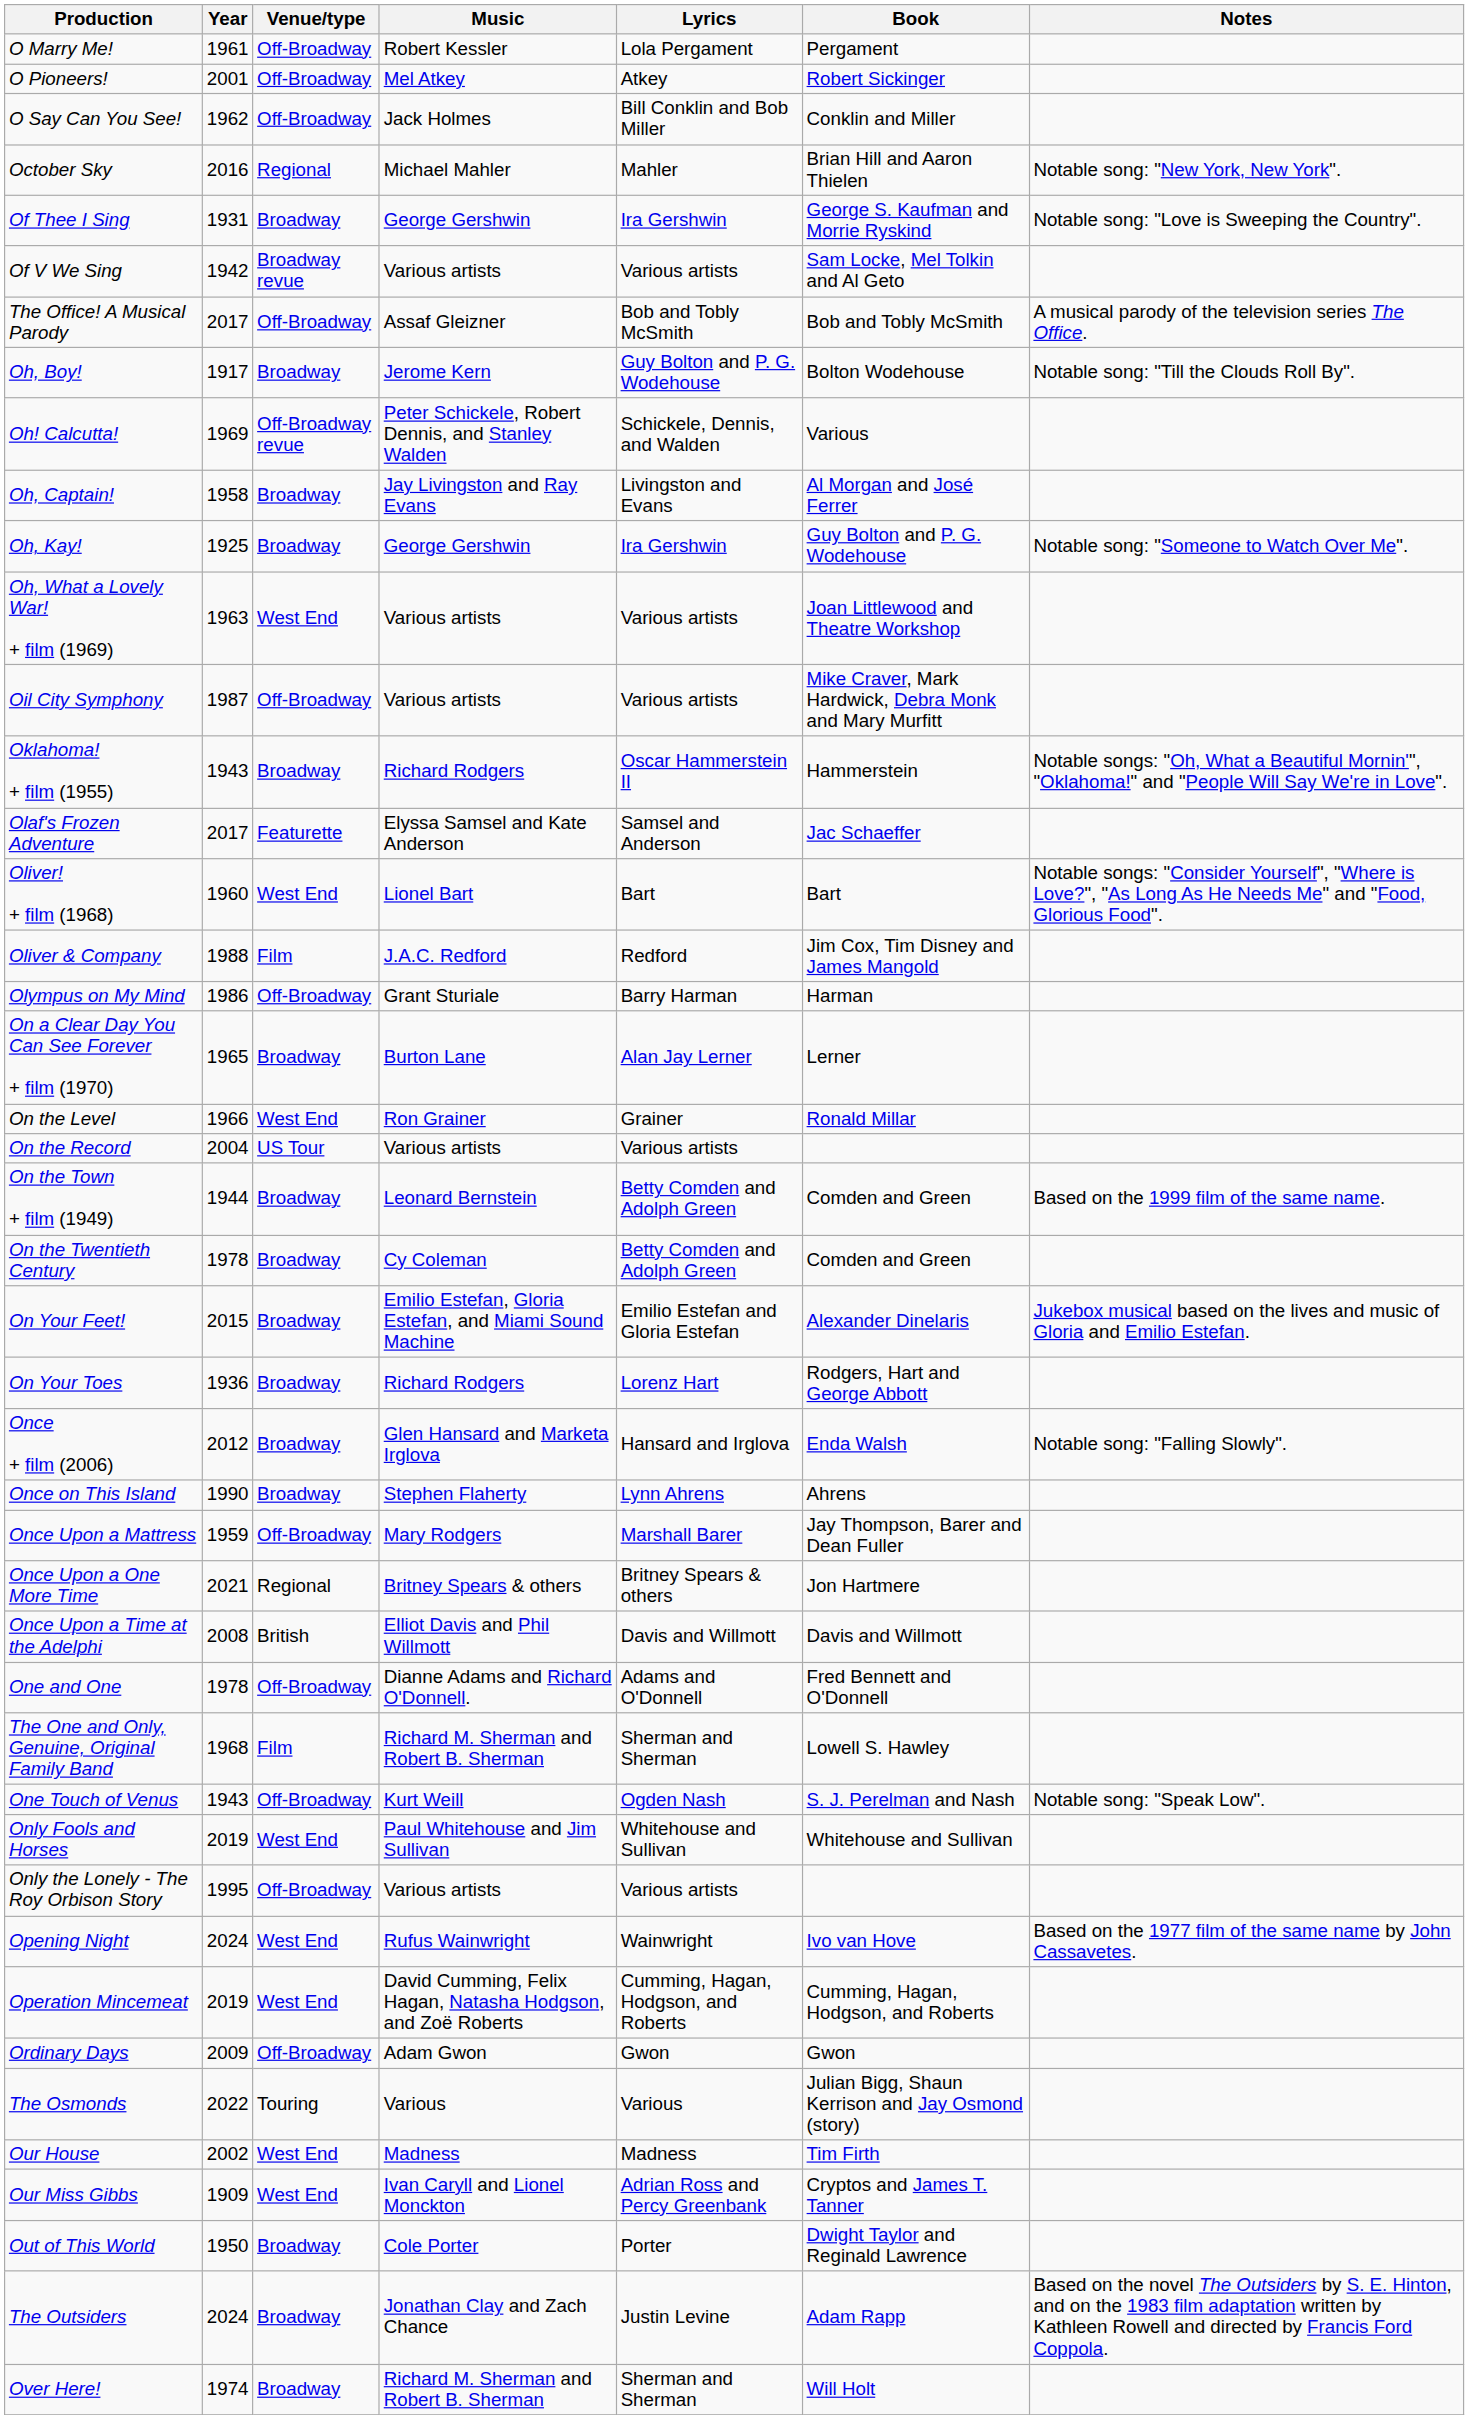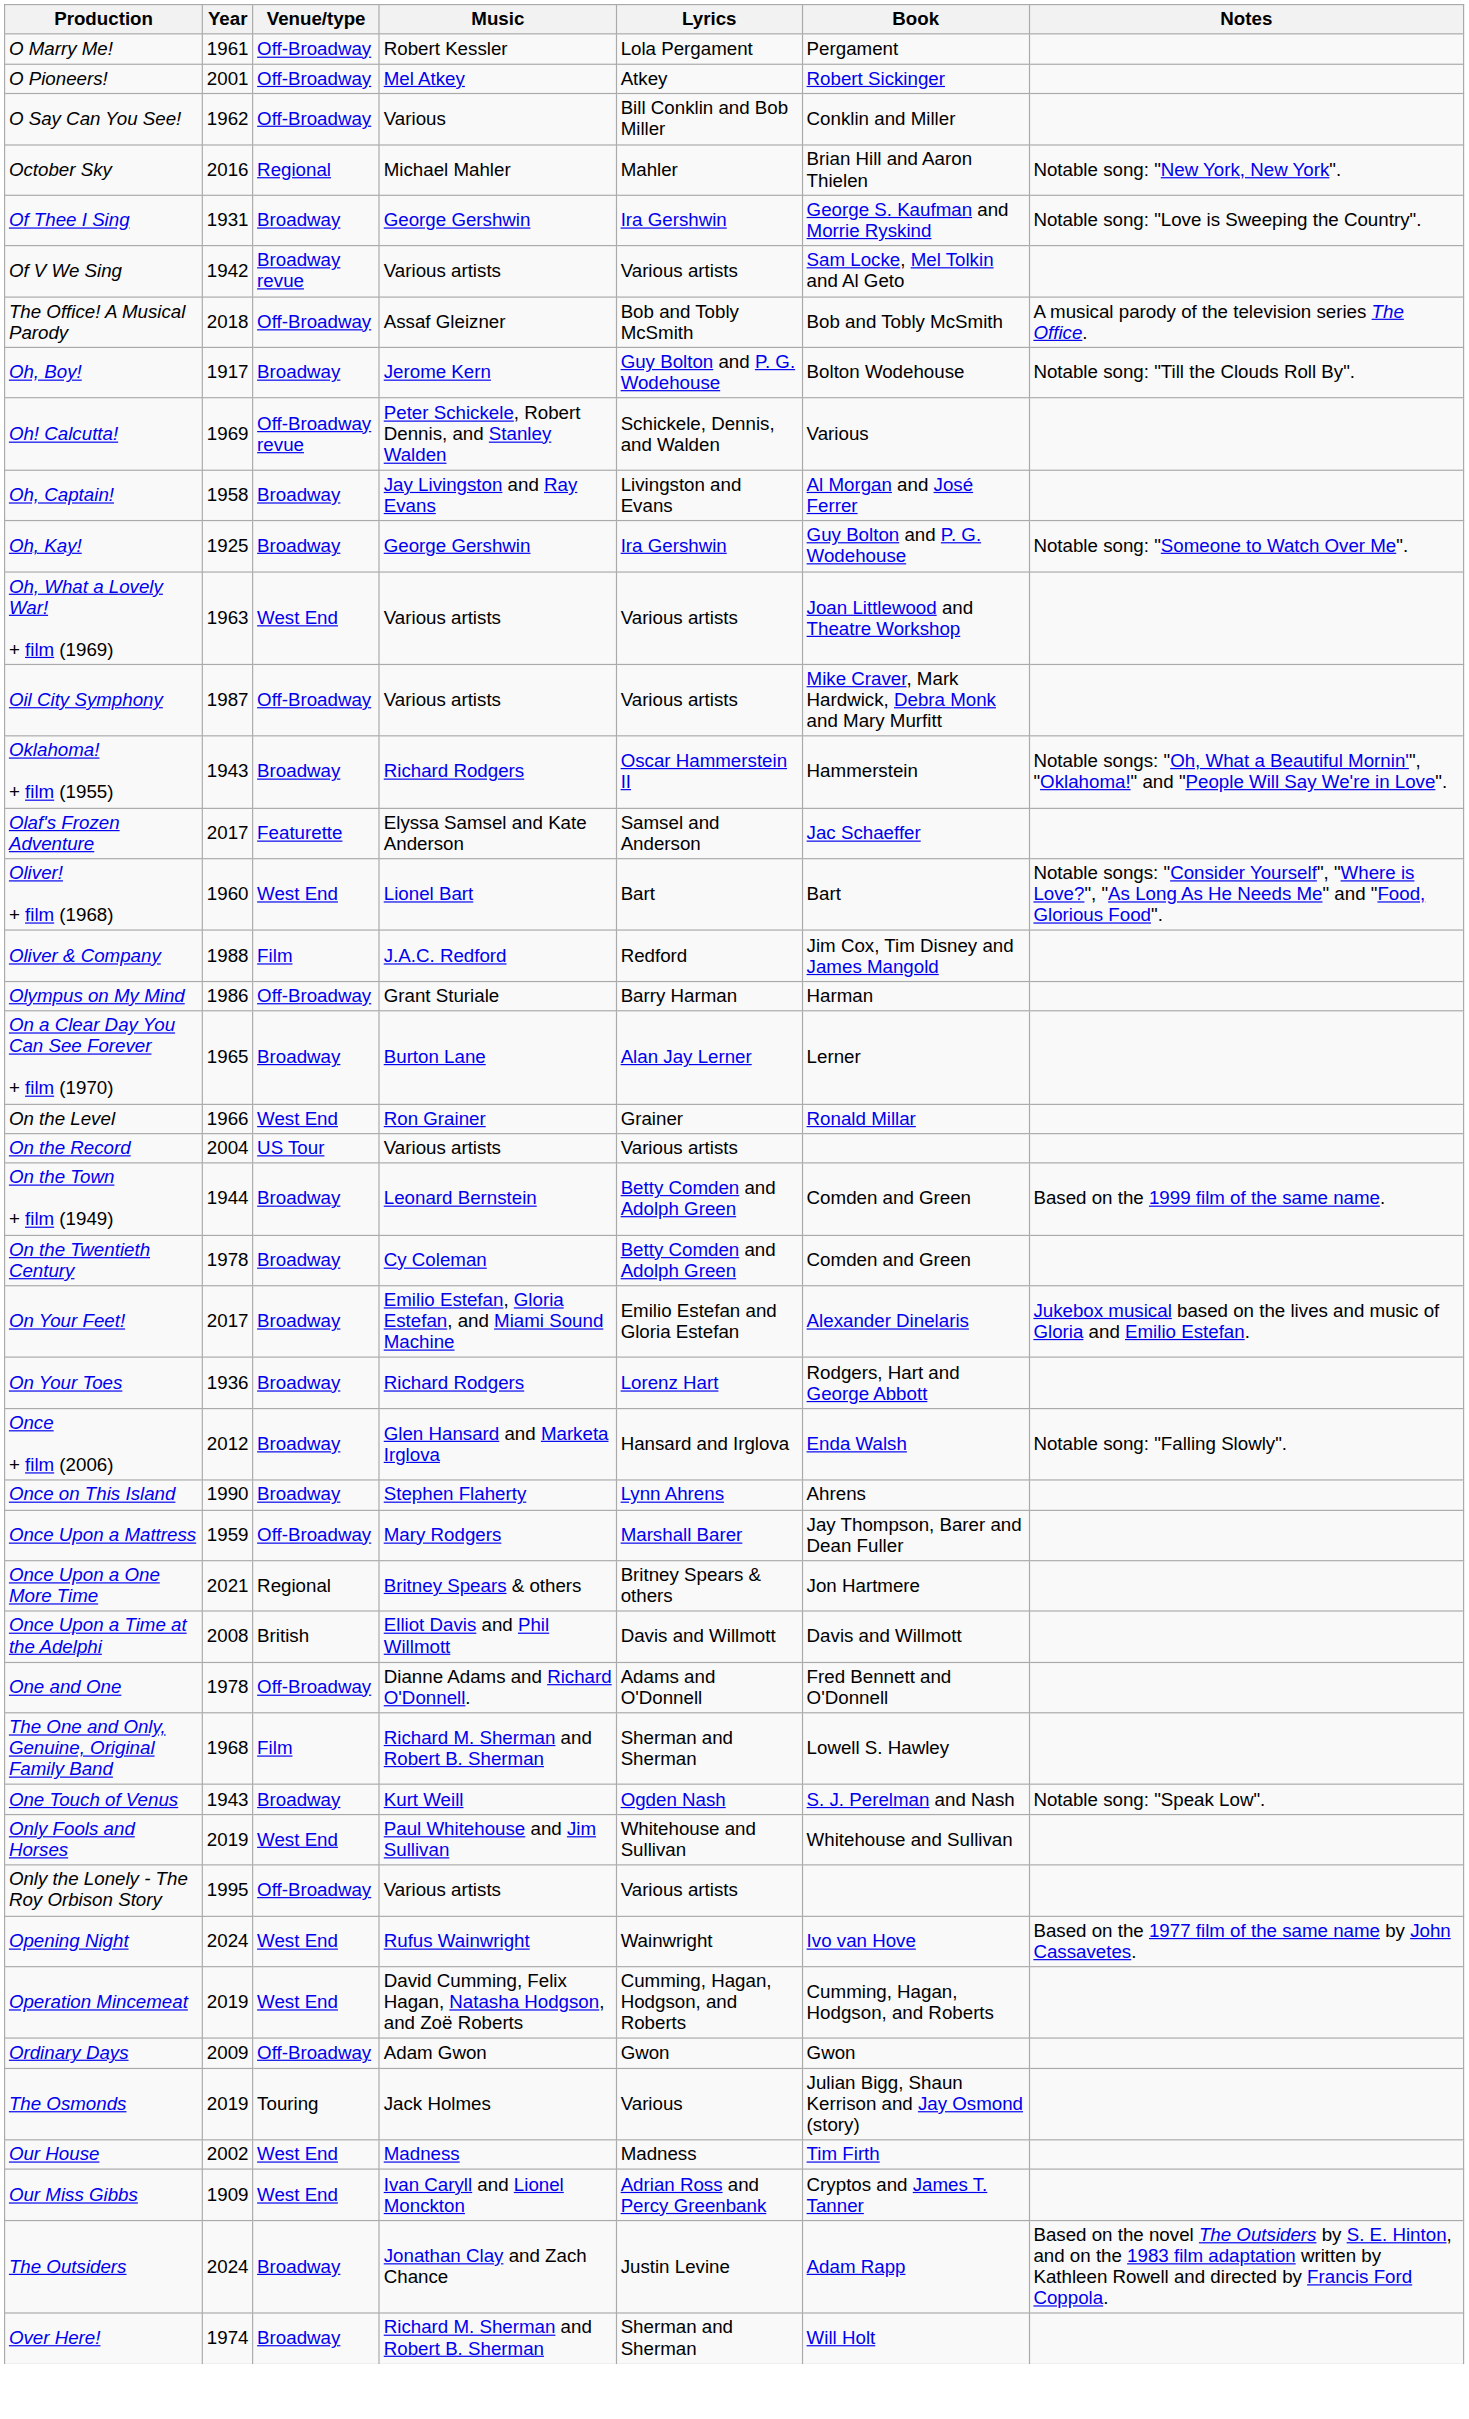(437, 118) Jack Holmes -> (415, 118) Various
(228, 321) 2017 -> (228, 321) 2018
(228, 1321) 2015 -> (228, 1321) 2017
(314, 1799) Off-Broadway -> (299, 1799) Broadway
(228, 2103) 2022 -> (228, 2103) 2019
(415, 2103) Various -> (437, 2103) Jack Holmes
- row: (82, 2245)
